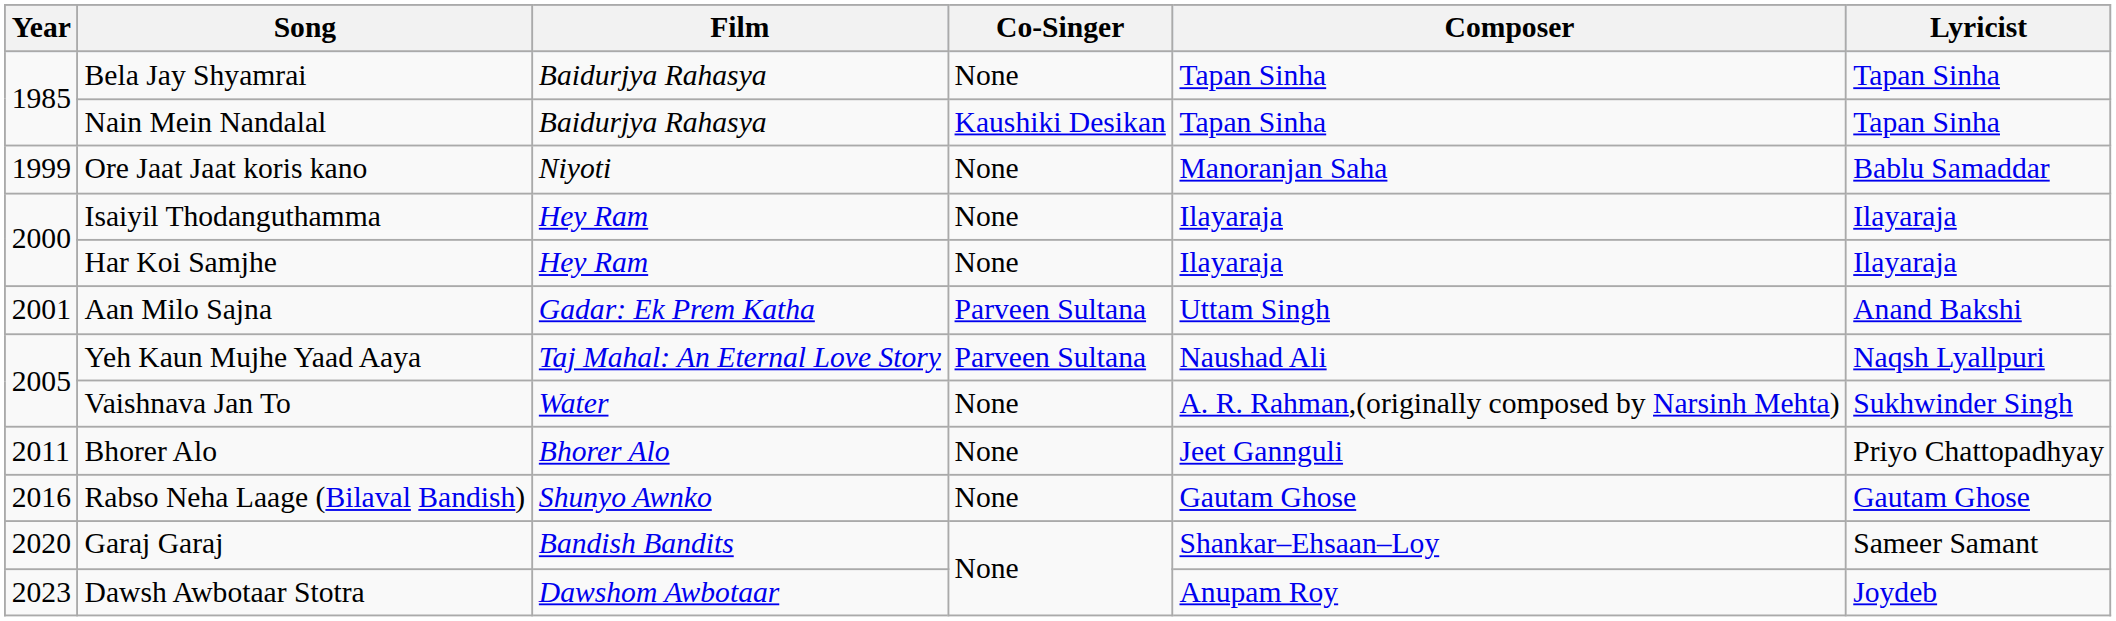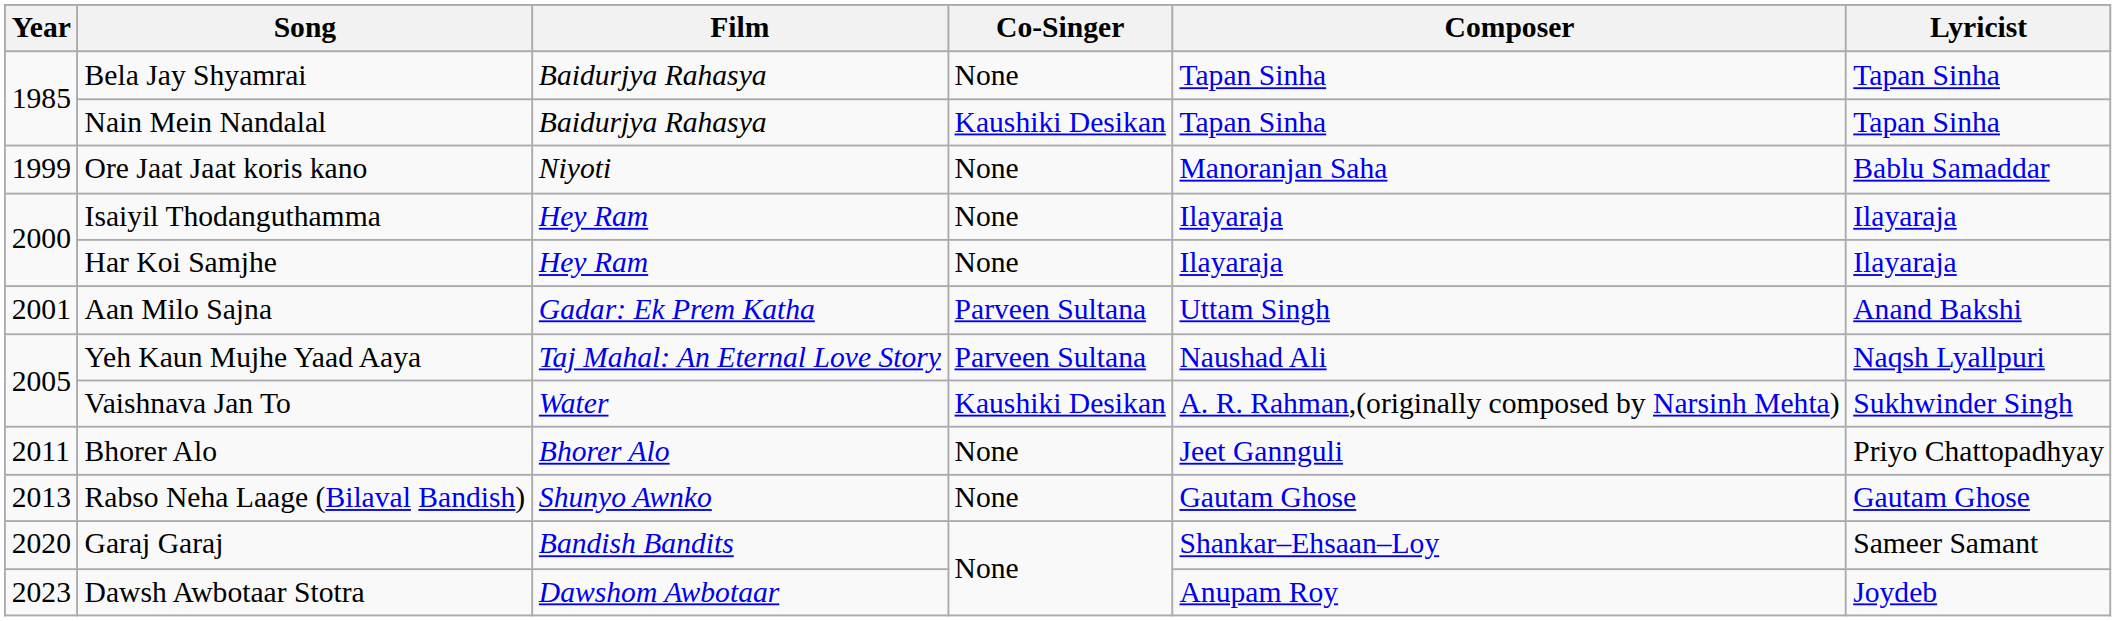(987, 403) None -> (1060, 403) Kaushiki Desikan
(41, 497) 2016 -> (41, 497) 2013
